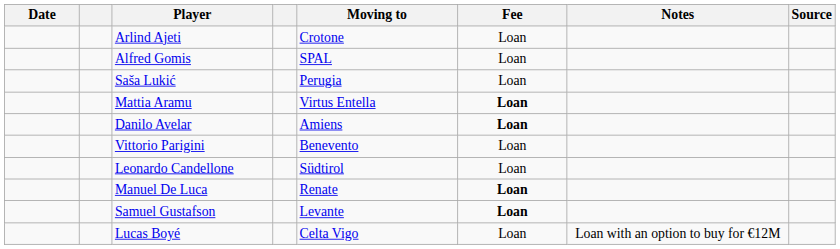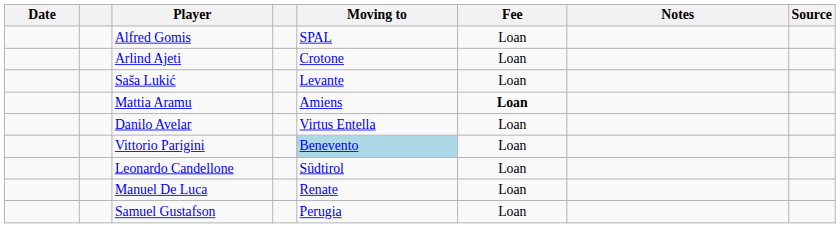rows swapped: (153, 59) <-> (148, 37)
(321, 80) Perugia -> (322, 80) Levante
(338, 102) Virtus Entella -> (321, 102) Amiens
(321, 124) Amiens -> (338, 124) Virtus Entella
(512, 124) bold -> (512, 124) normal
(329, 146) no background -> (329, 146) lightblue background
(512, 189) bold -> (512, 189) normal
(322, 211) Levante -> (321, 211) Perugia
(512, 211) bold -> (512, 211) normal
- row: (148, 233)
